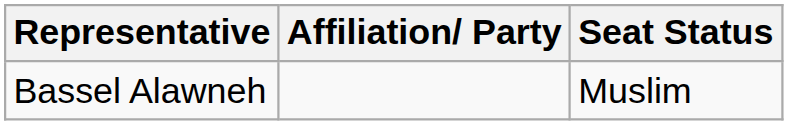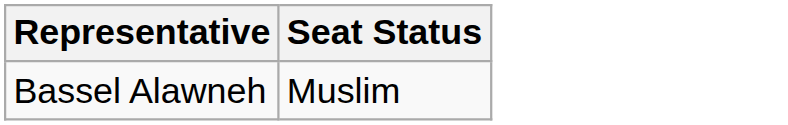- column: (424, 32)
